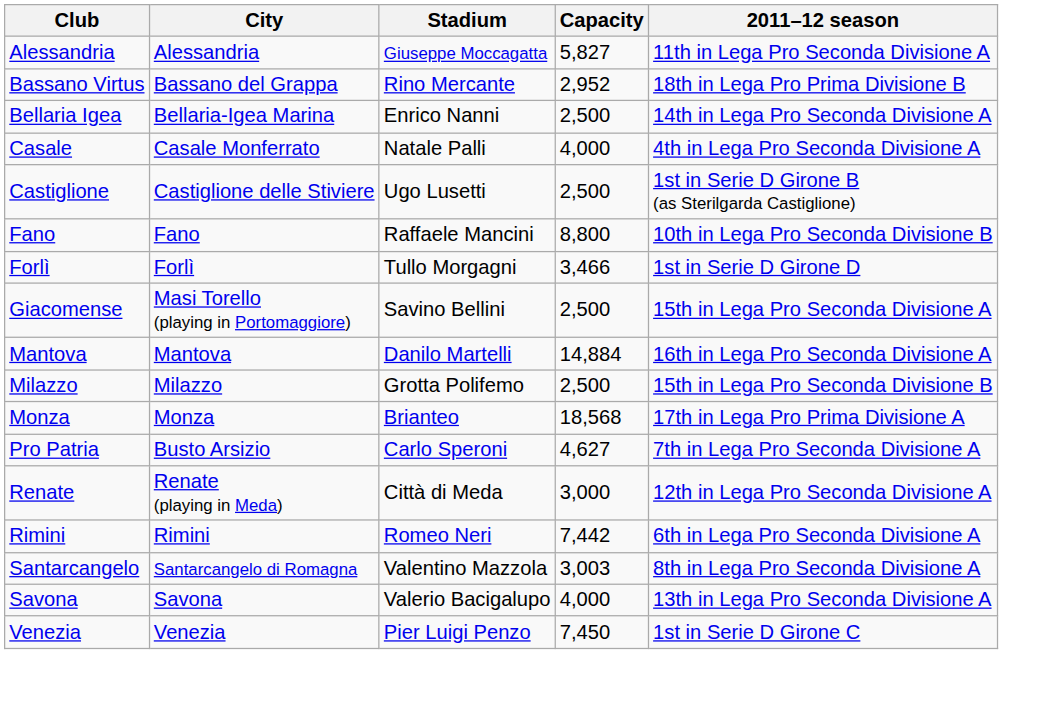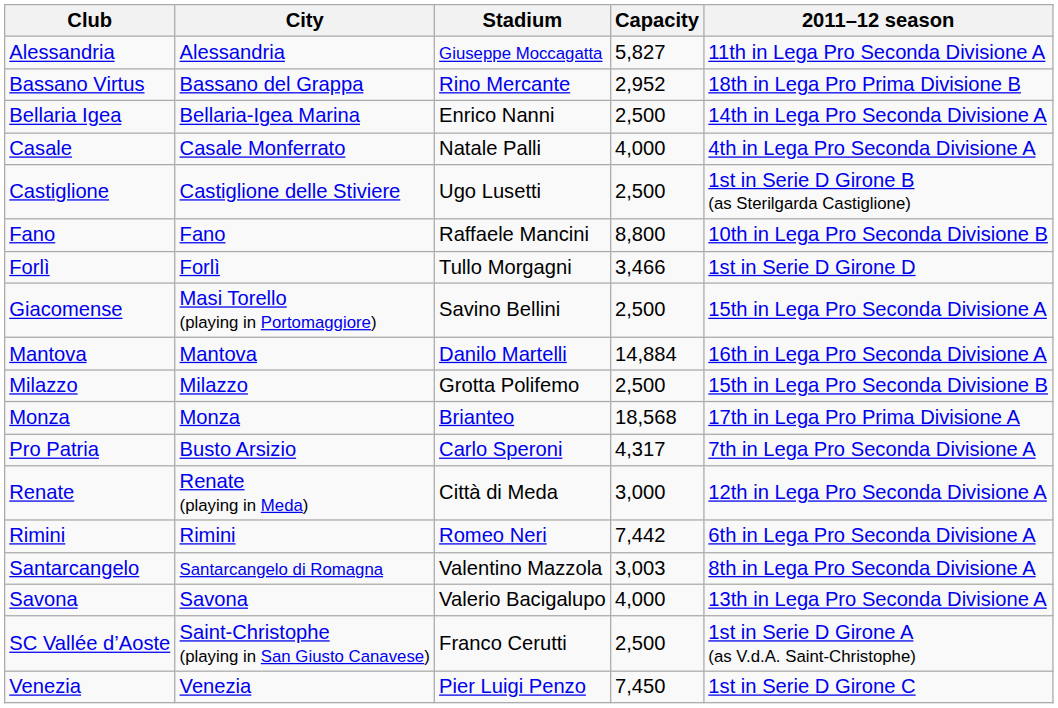(585, 449) 4,627 -> (640, 449) 4,317
+ row: (90, 643)
